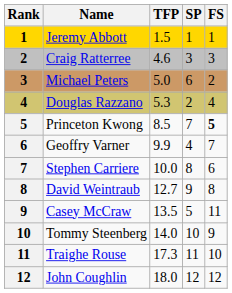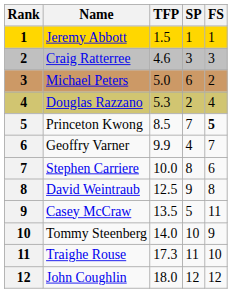(165, 189) 12.7 -> (165, 189) 12.5
